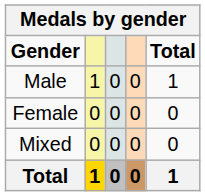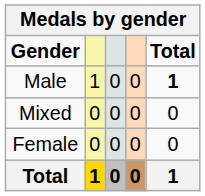(173, 82) normal -> (173, 82) bold
rows swapped: (45, 113) <-> (45, 144)
